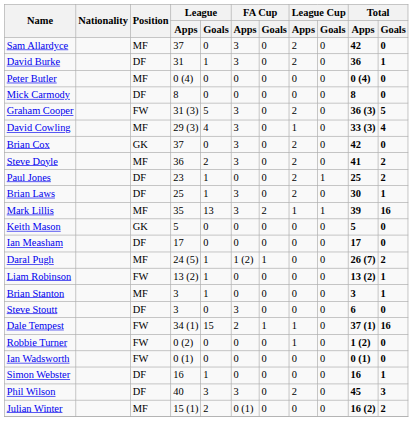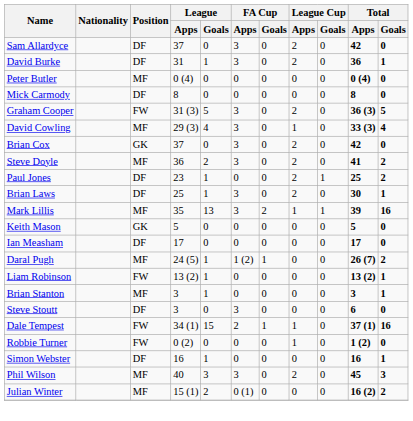(140, 45) MF -> (139, 45) DF
- row: (38, 359)
(139, 392) DF -> (140, 375) MF
